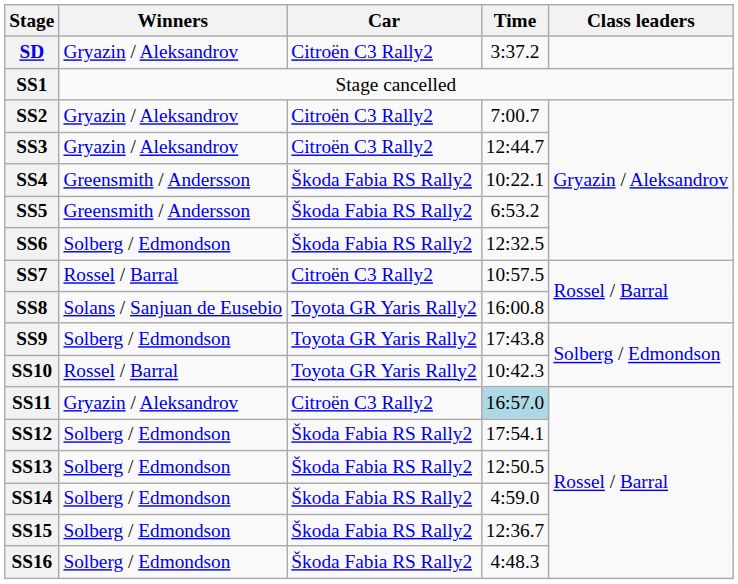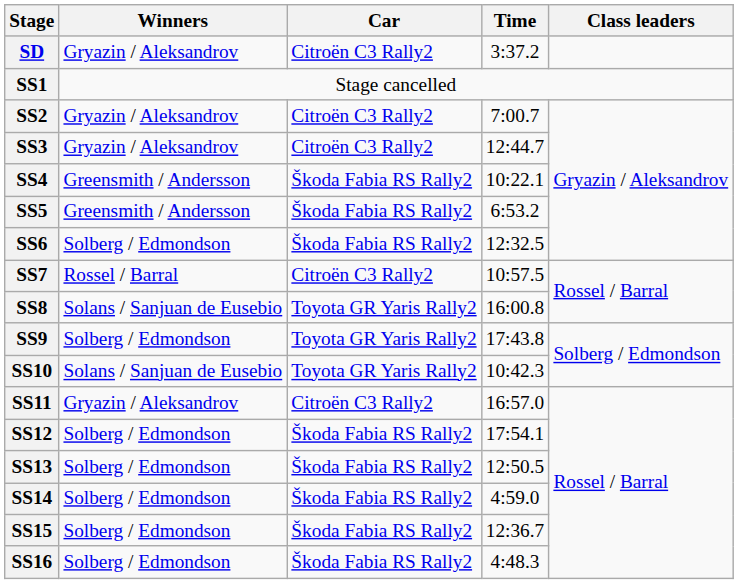(121, 370) Rossel / Barral -> (173, 370) Solans / Sanjuan de Eusebio
(515, 402) lightblue background -> (515, 402) no background
